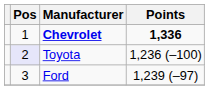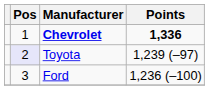(166, 55) 1,236 (–100) -> (166, 55) 1,239 (–97)
(166, 75) 1,239 (–97) -> (166, 75) 1,236 (–100)
